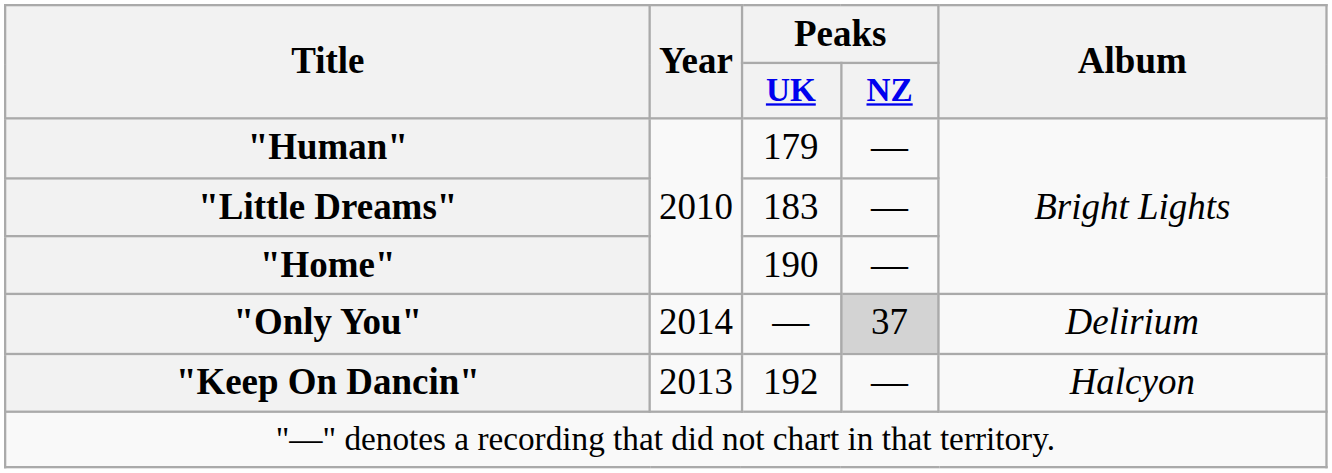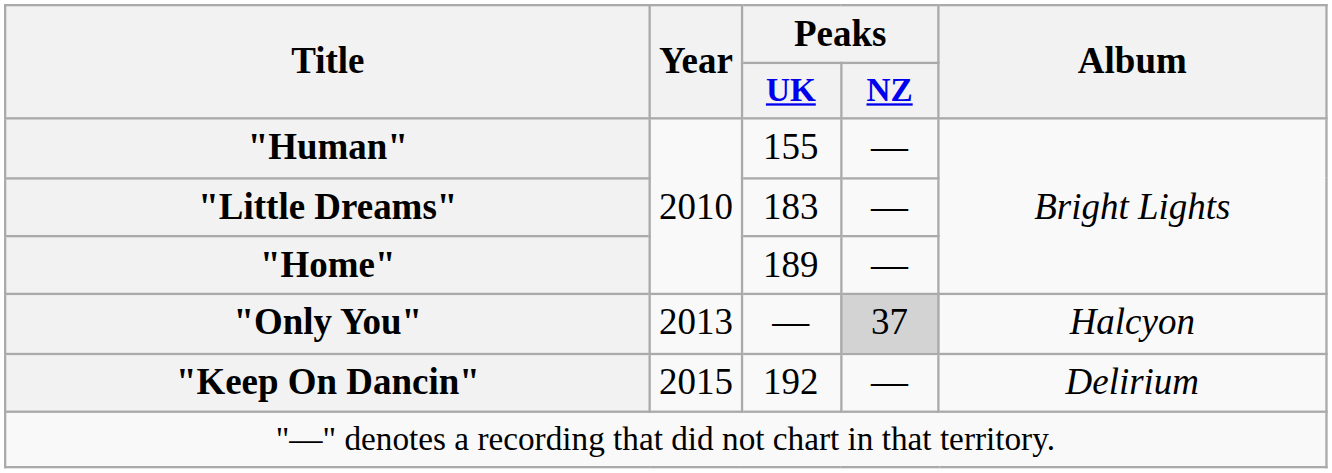(791, 147) 179 -> (791, 147) 155
(791, 264) 190 -> (791, 264) 189
(696, 323) 2014 -> (696, 323) 2013
(1132, 323) Delirium -> (1132, 323) Halcyon
(696, 381) 2013 -> (696, 381) 2015
(1132, 381) Halcyon -> (1132, 381) Delirium
